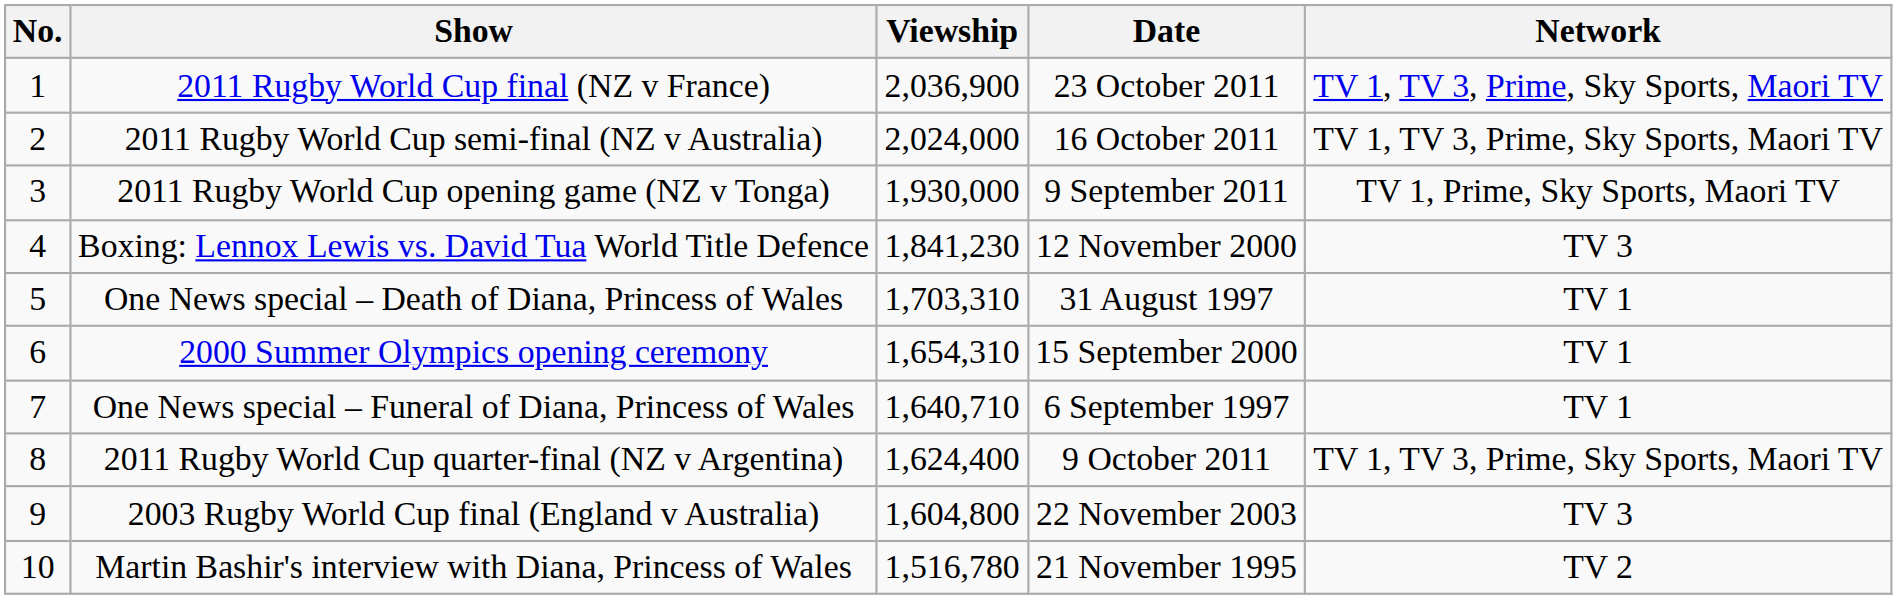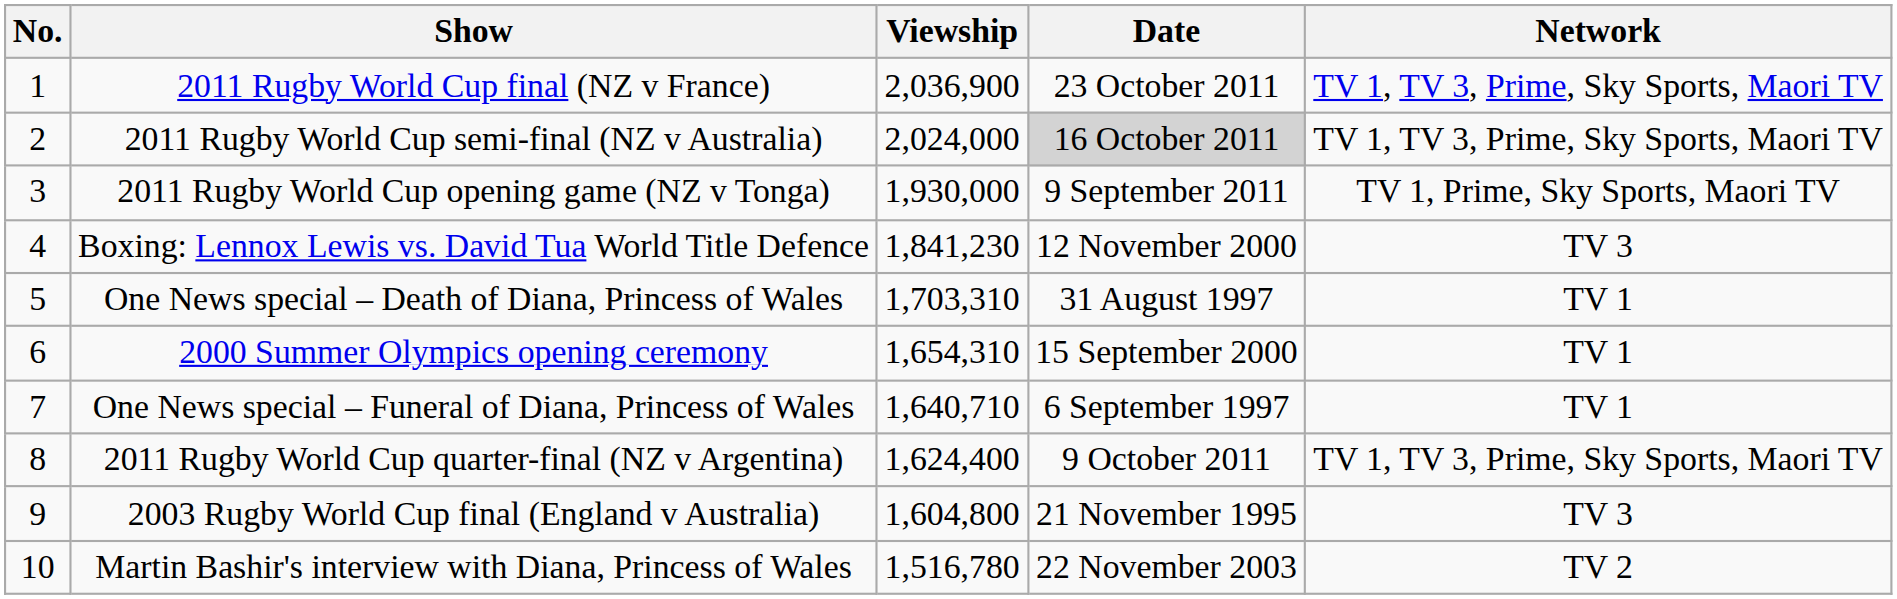(1166, 138) no background -> (1166, 138) lightgrey background
(1166, 513) 22 November 2003 -> (1166, 513) 21 November 1995
(1166, 566) 21 November 1995 -> (1166, 566) 22 November 2003
